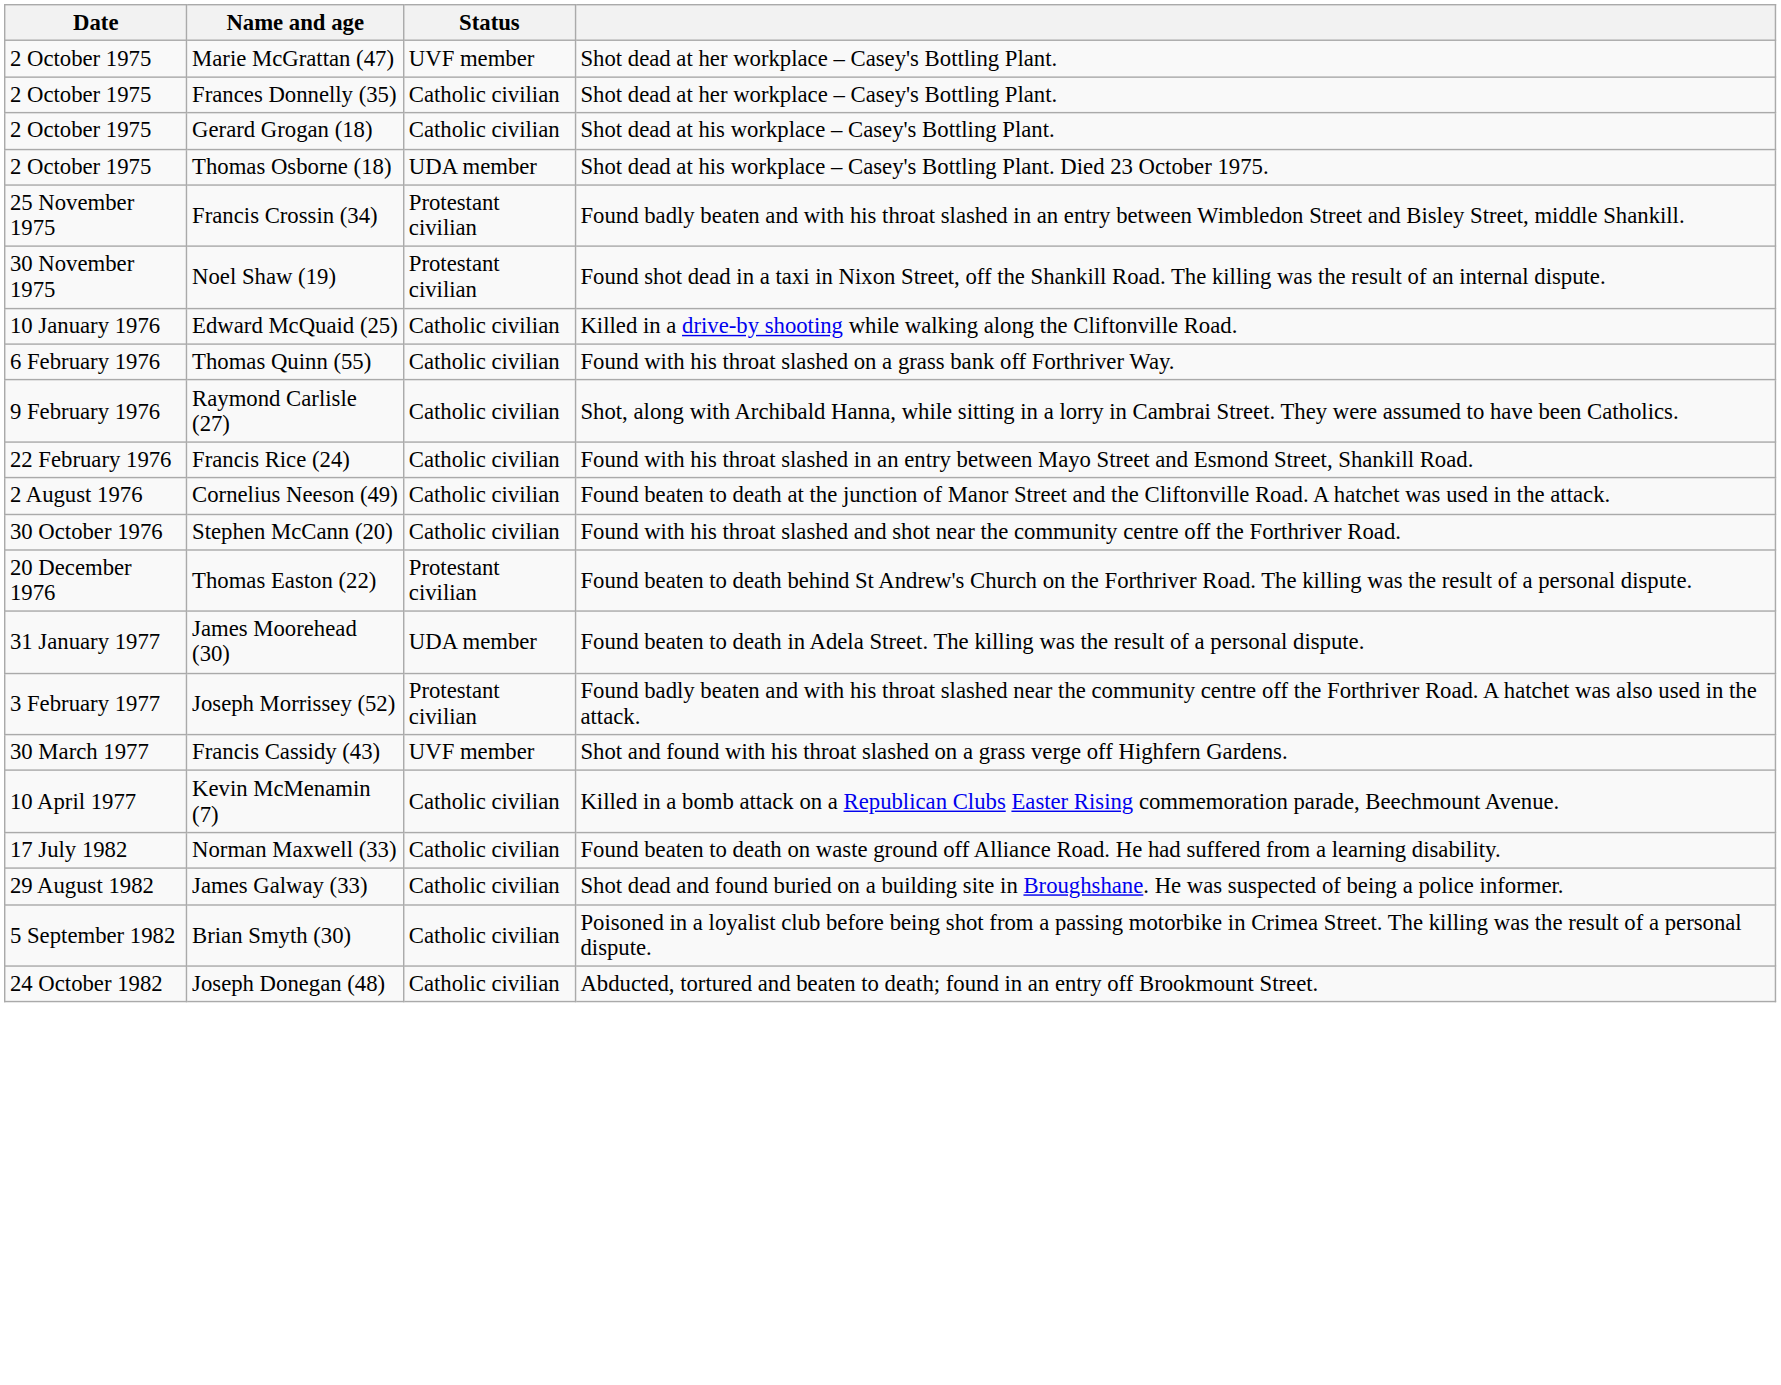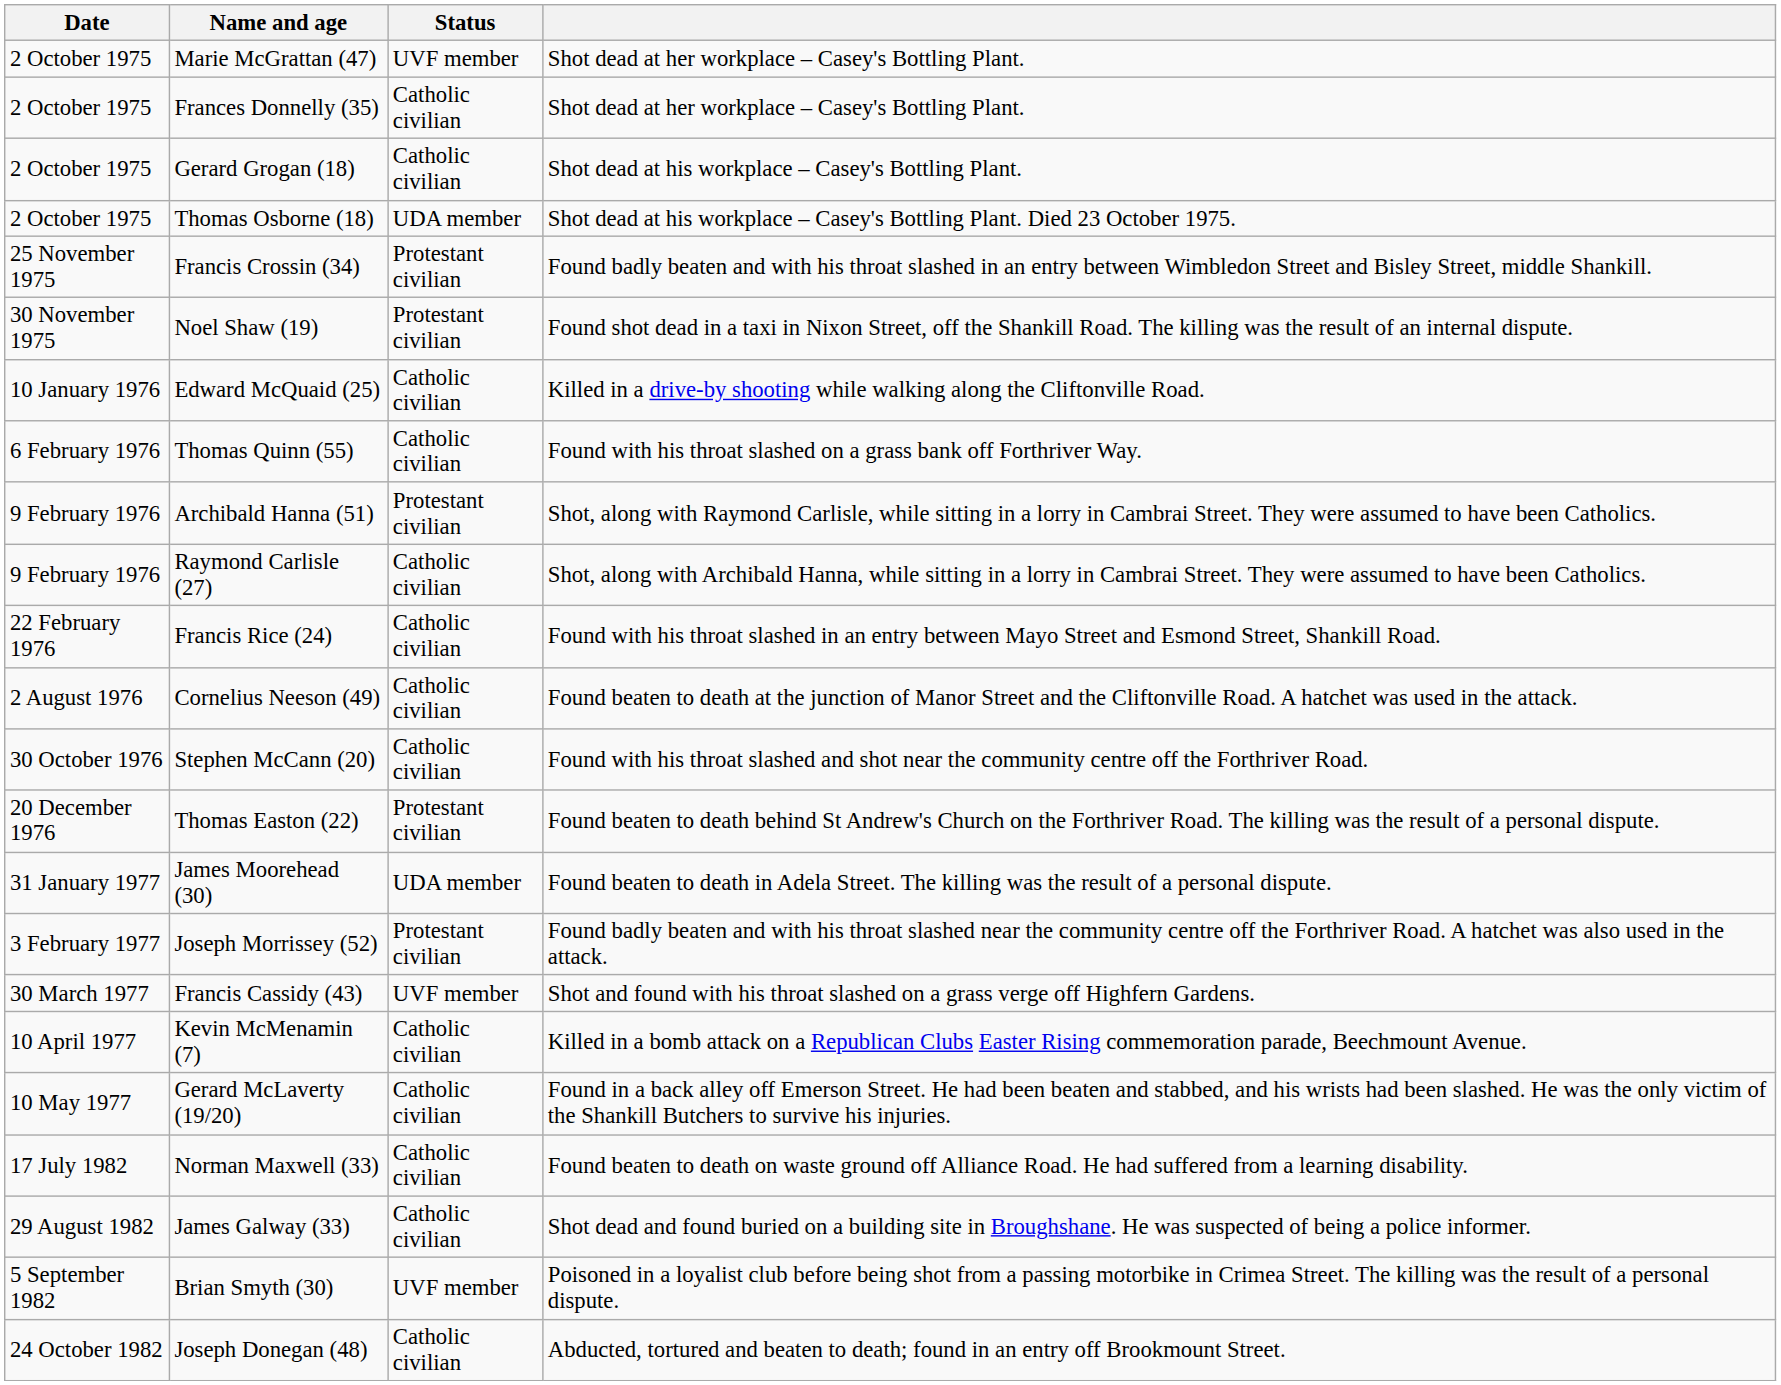+ row: (274, 512)
+ row: (259, 1103)
(484, 934) Catholic civilian -> (456, 1288) UVF member
